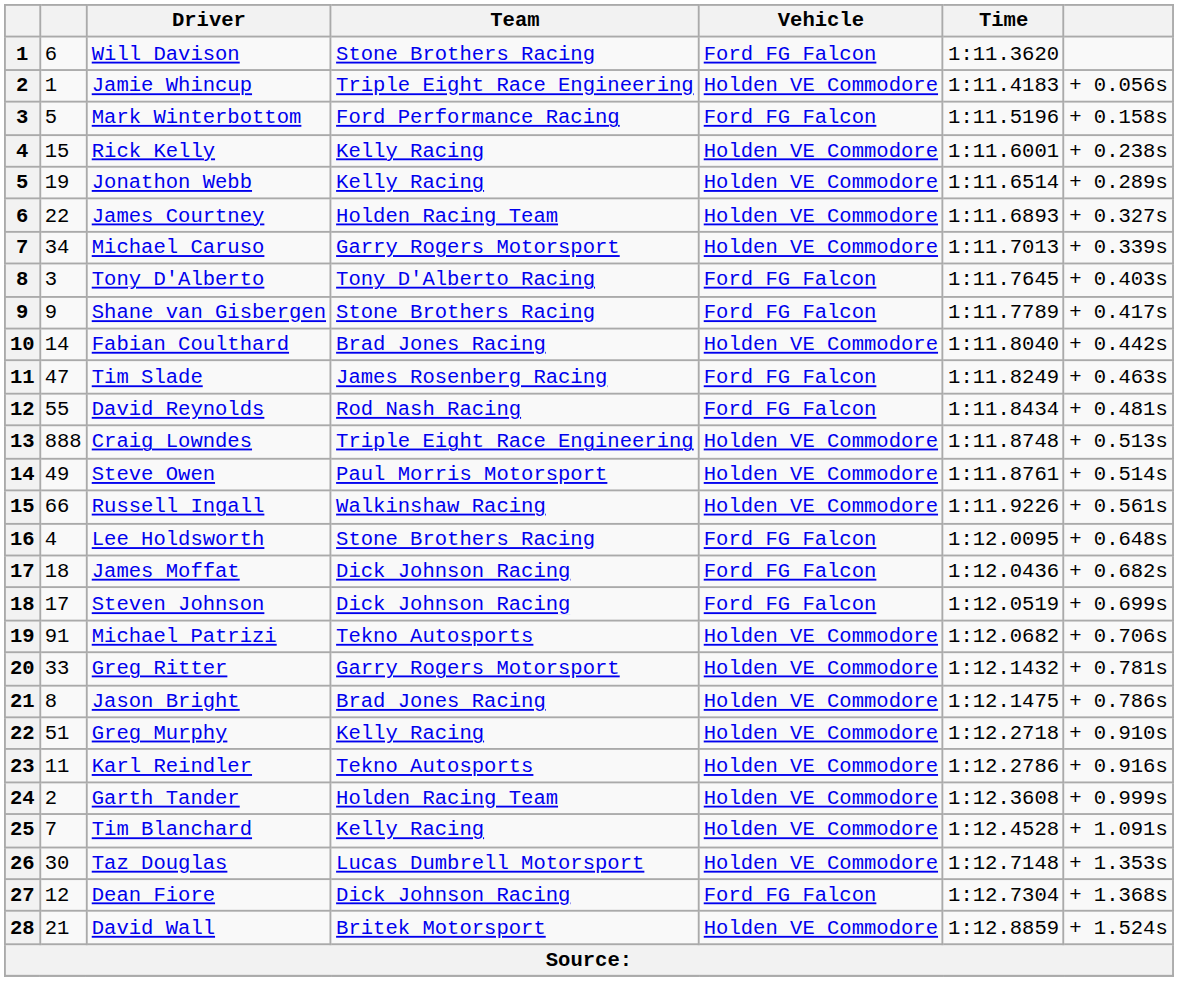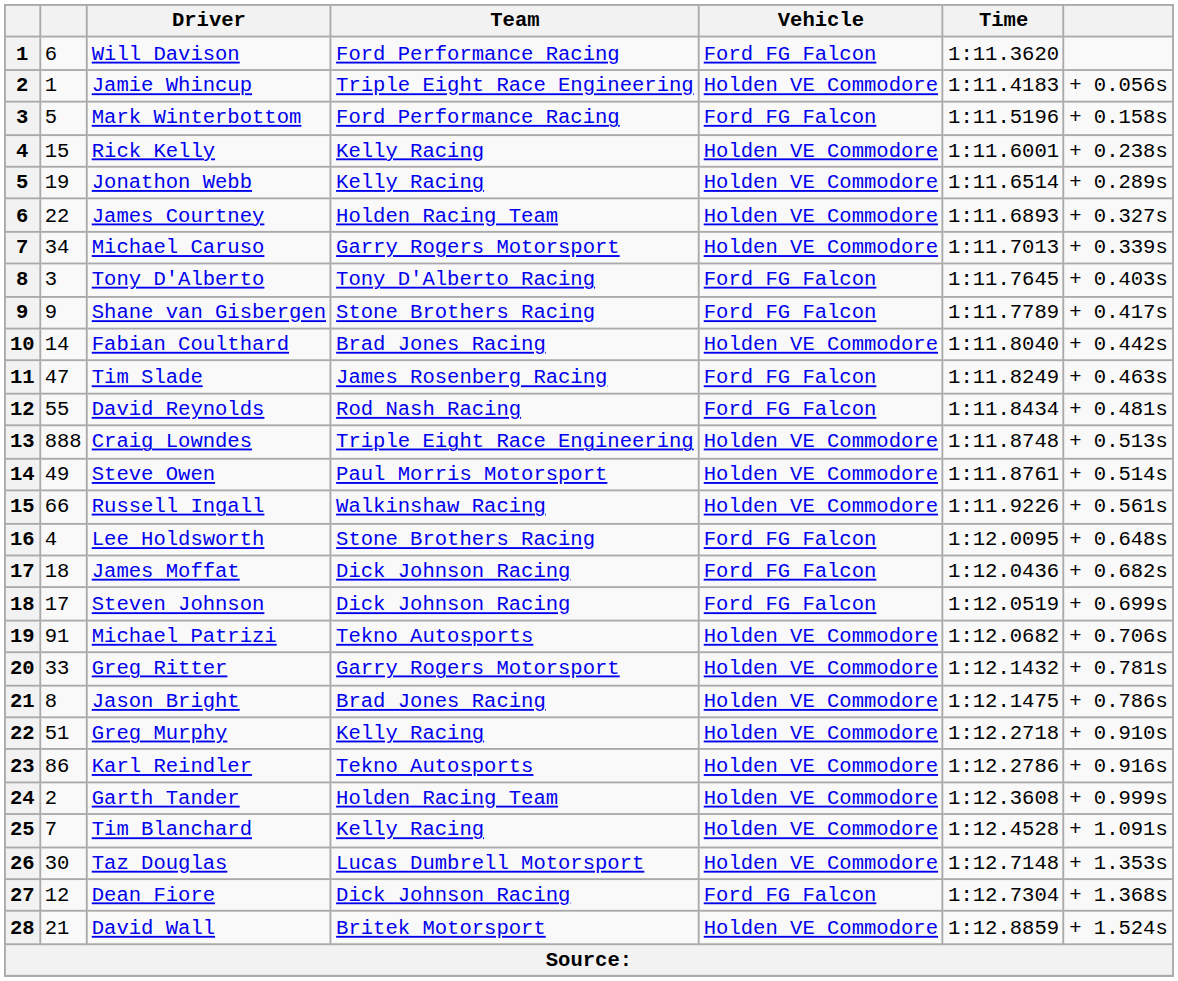(466, 54) Stone Brothers Racing -> (478, 54) Ford Performance Racing
(57, 766) 11 -> (57, 766) 86
